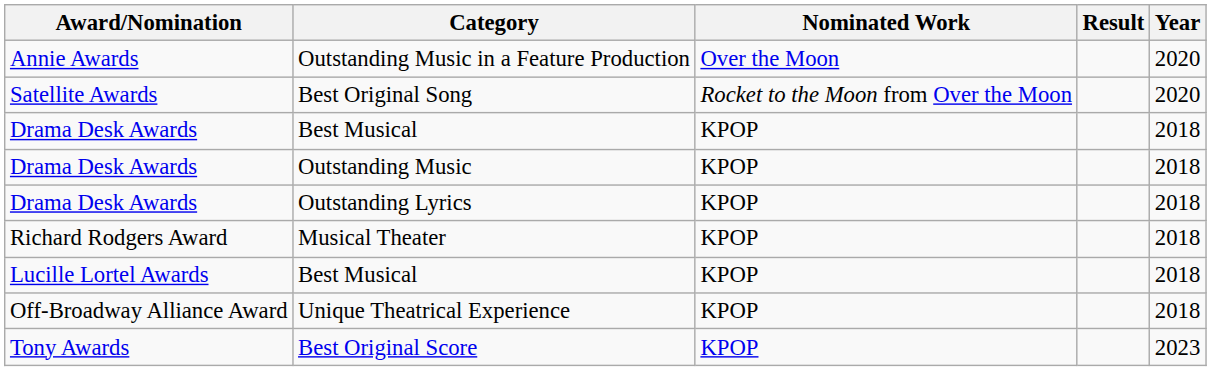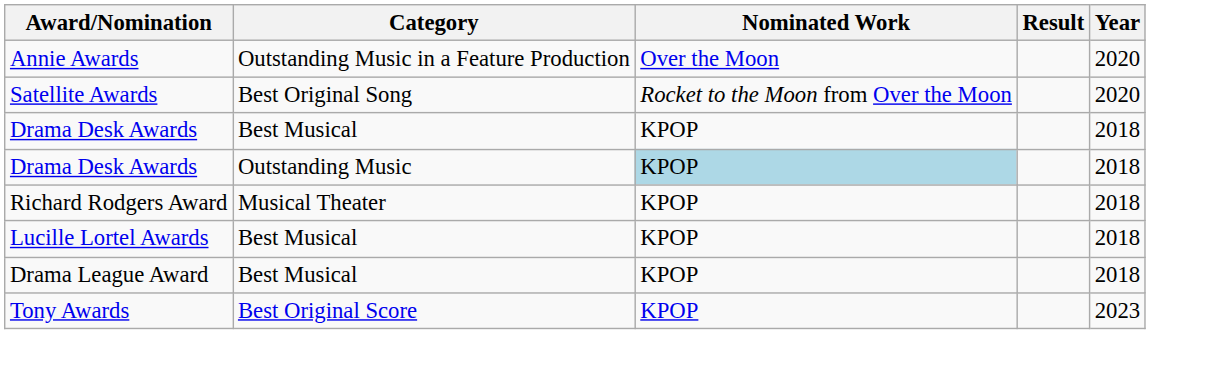(729, 166) no background -> (669, 166) lightblue background
- row: (104, 202)
+ row: (109, 274)
- row: (149, 310)
